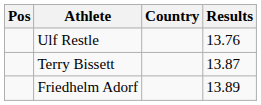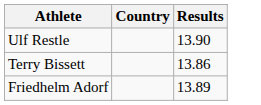- column: (19, 16)
(223, 40) 13.76 -> (194, 40) 13.90
(223, 64) 13.87 -> (194, 64) 13.86
